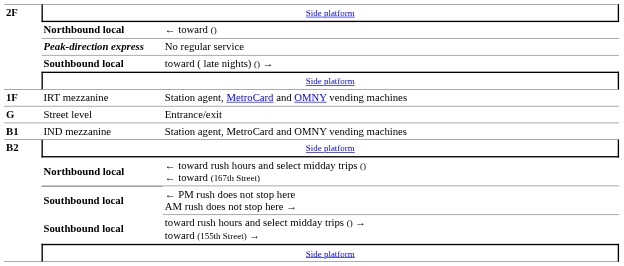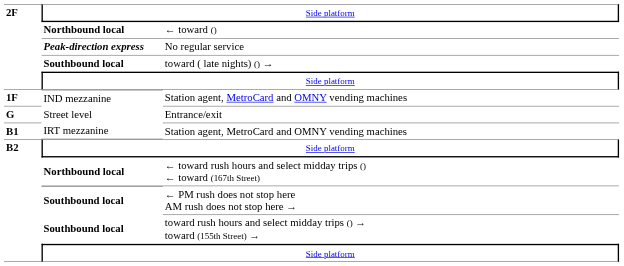(76, 97) IRT mezzanine -> (77, 98) IND mezzanine
(77, 131) IND mezzanine -> (76, 130) IRT mezzanine
